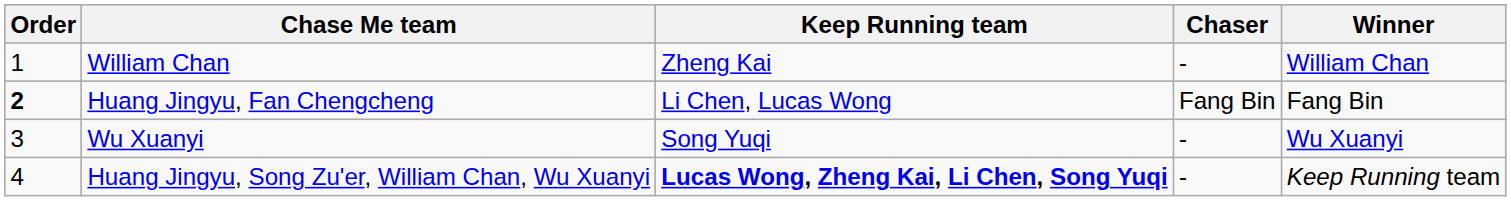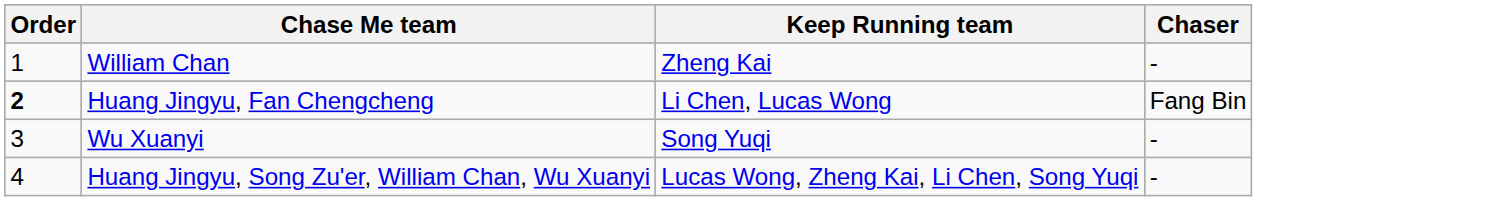- column: (1394, 24)
(914, 177) bold -> (900, 177) normal
